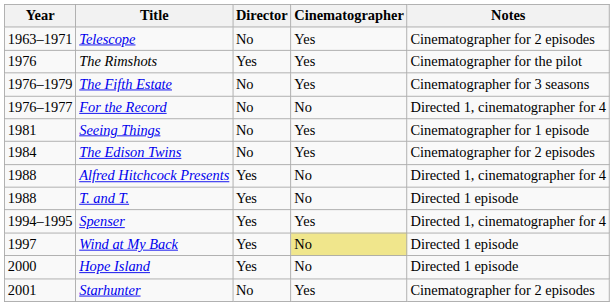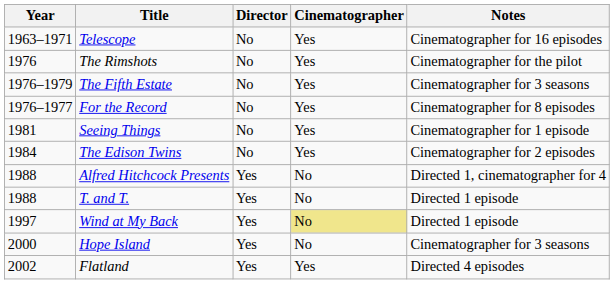(503, 38) Cinematographer for 2 episodes -> (506, 38) Cinematographer for 16 episodes
(246, 61) Yes -> (245, 61) No
(303, 107) No -> (305, 107) Yes
(508, 107) Directed 1, cinematographer for 4 -> (503, 107) Cinematographer for 8 episodes
- row: (102, 221)
(464, 267) Directed 1 episode -> (500, 244) Cinematographer for 3 seasons
- row: (110, 289)
+ row: (104, 267)
